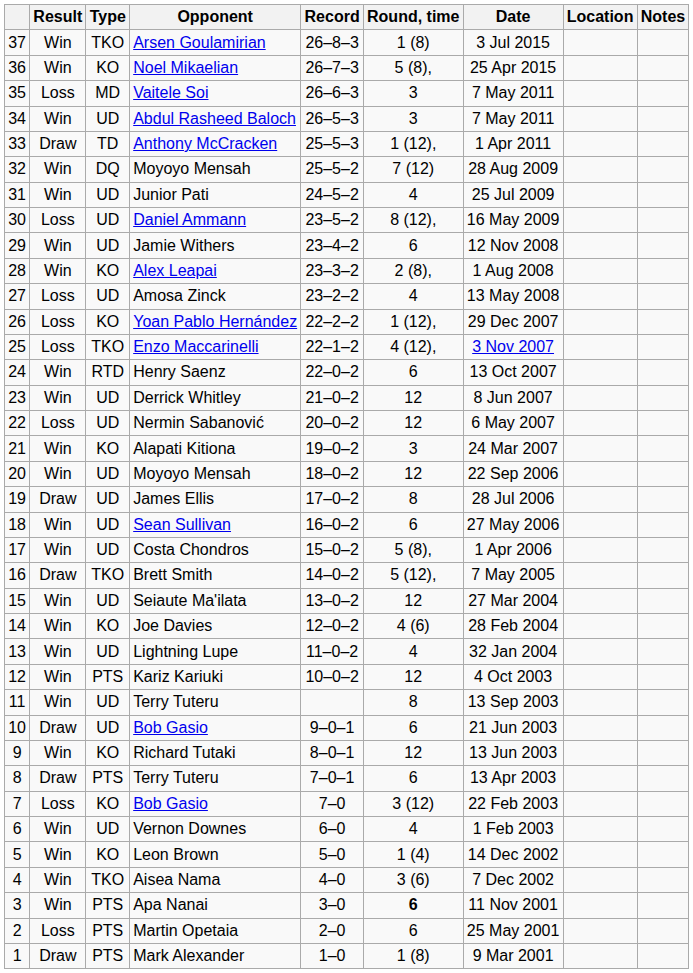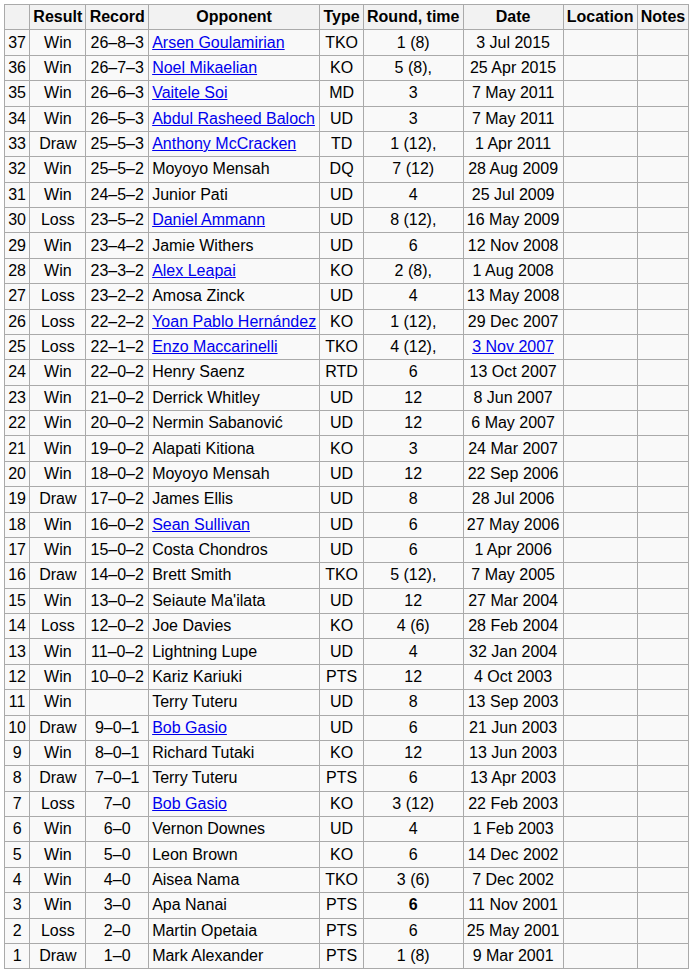columns swapped: (332, 17) <-> (108, 17)
(58, 93) Loss -> (58, 93) Win
(58, 423) Loss -> (58, 423) Win
(413, 550) 5 (8), -> (413, 550) 6
(58, 626) Win -> (58, 626) Loss
(413, 854) 1 (4) -> (413, 854) 6
